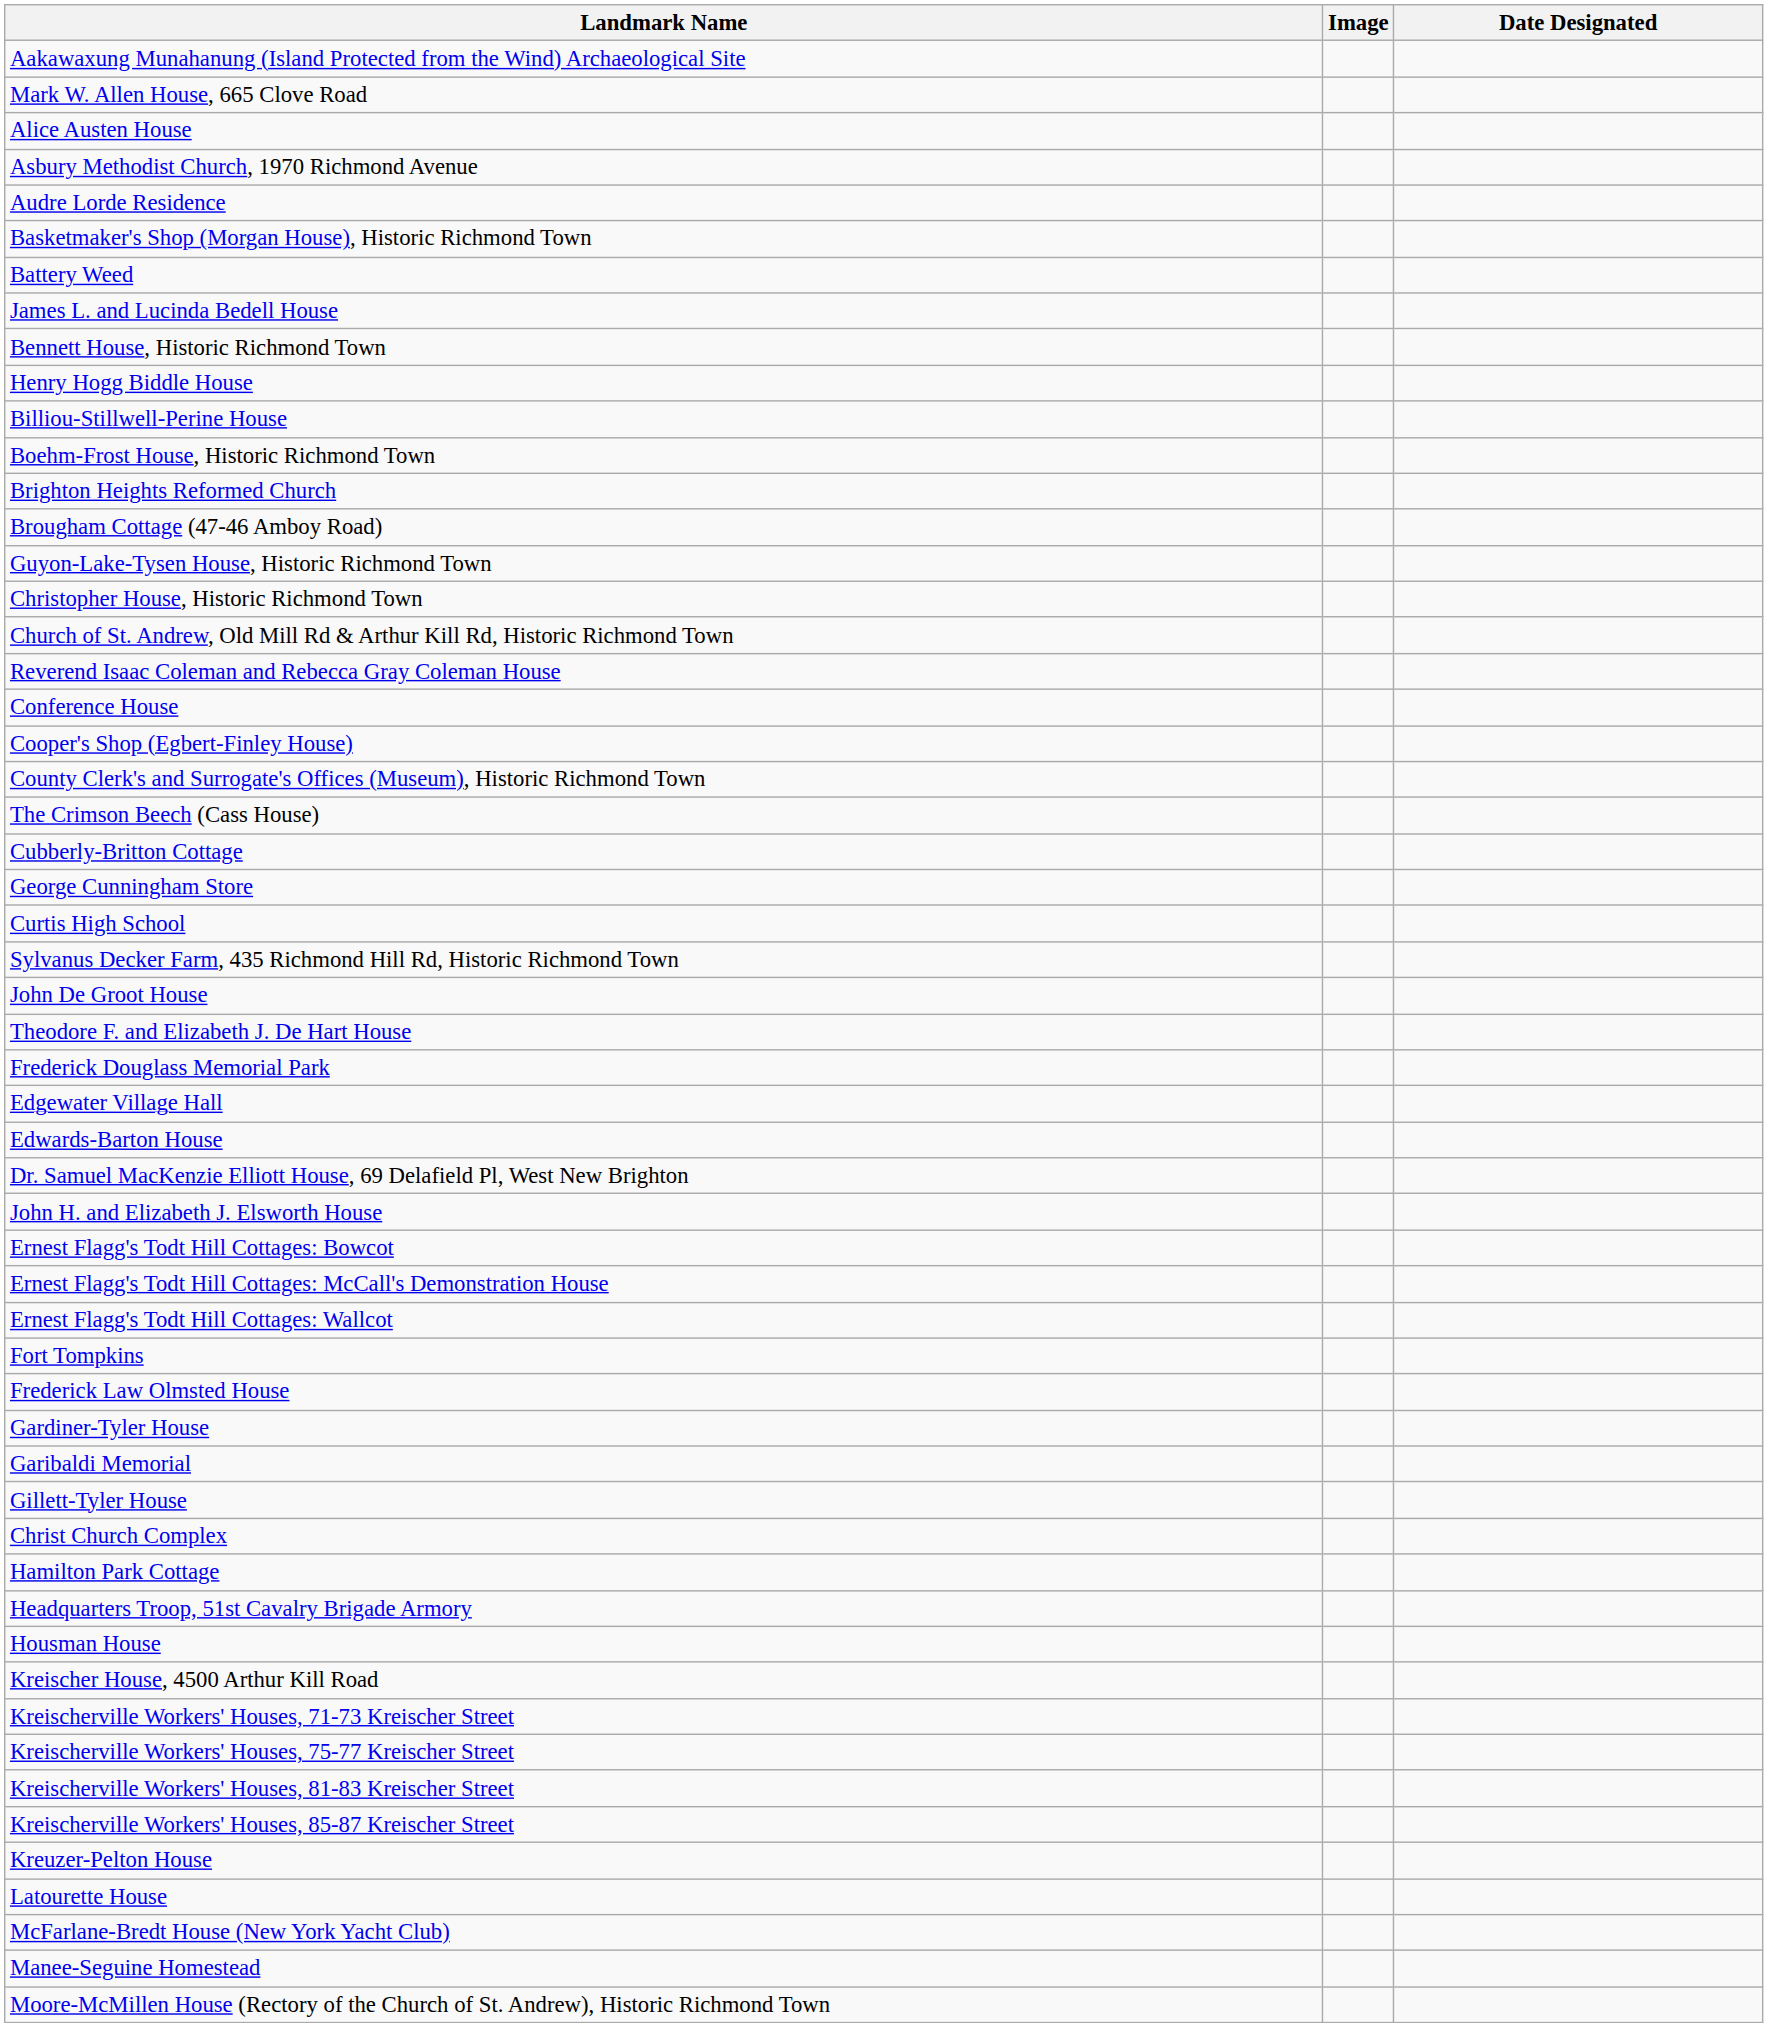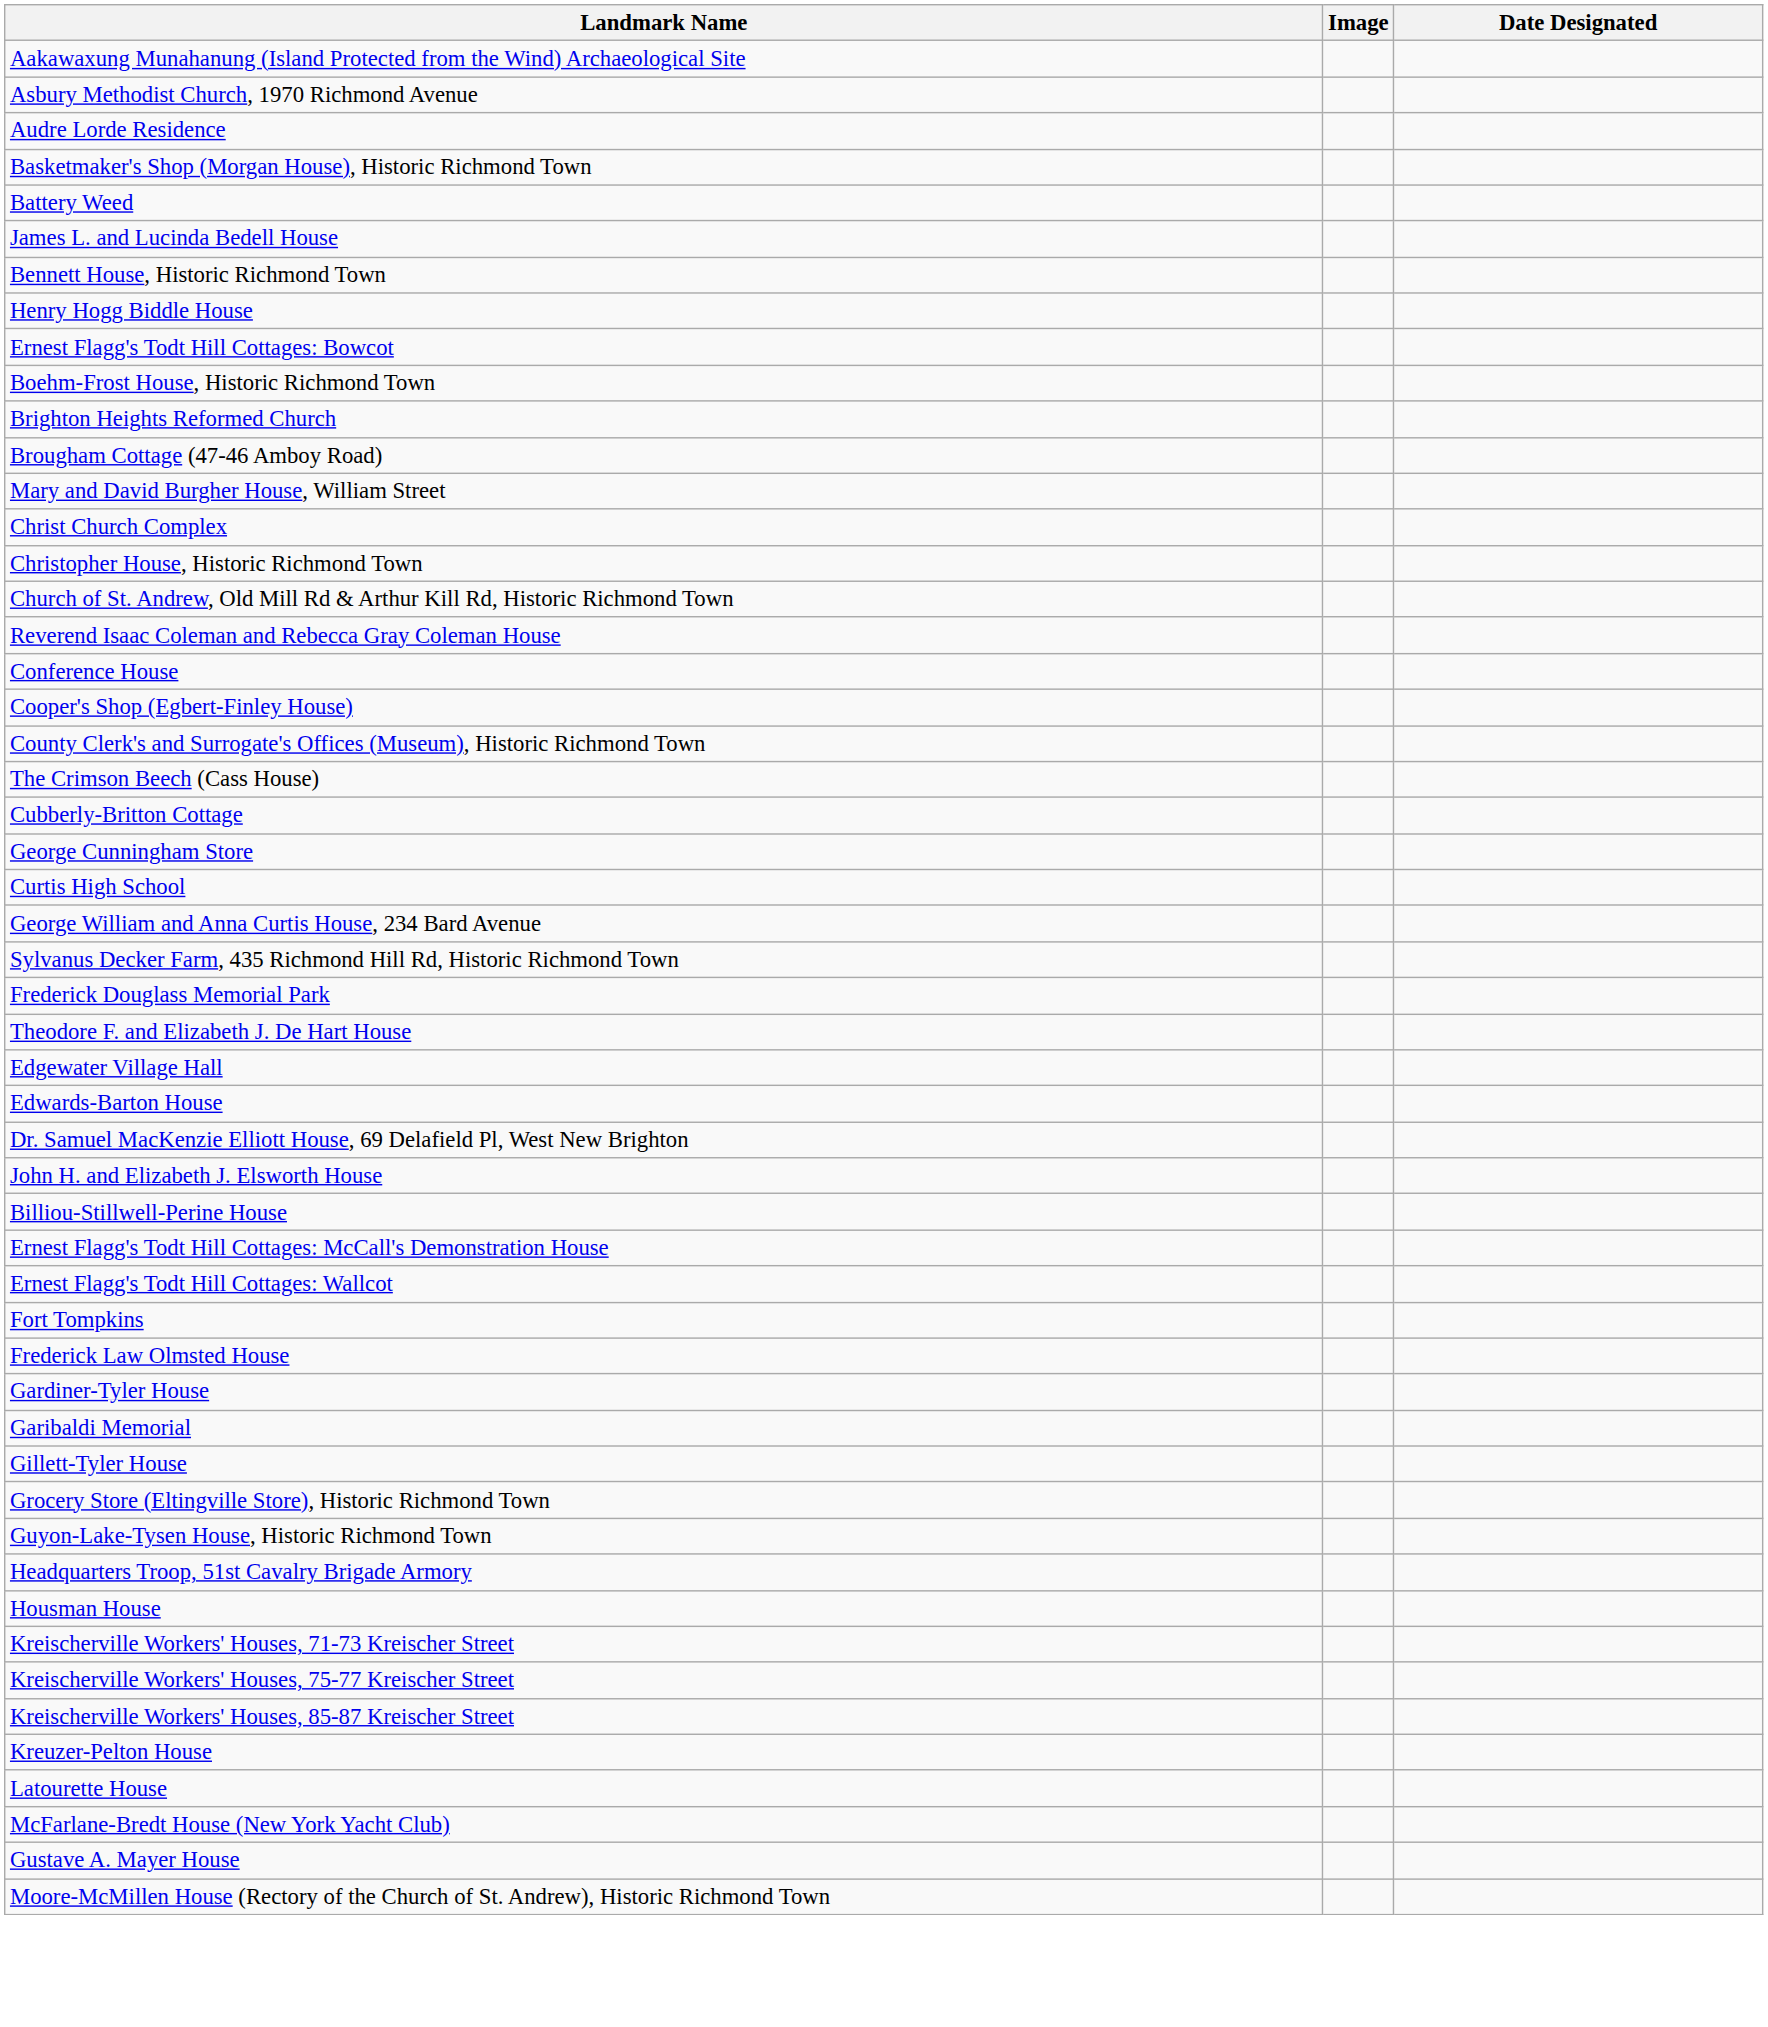- row: (189, 94)
- row: (101, 130)
rows swapped: (148, 418) <-> (202, 1247)
+ row: (228, 490)
rows swapped: (118, 1535) <-> (251, 563)
+ row: (275, 923)
- row: (109, 995)
rows swapped: (211, 1031) <-> (170, 1067)
+ row: (280, 1499)
- row: (115, 1571)
- row: (194, 1680)
- row: (262, 1788)
- row: (135, 1968)
+ row: (125, 1860)
